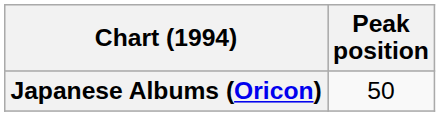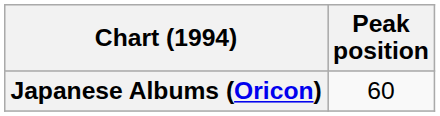(381, 90) 50 -> (381, 90) 60
